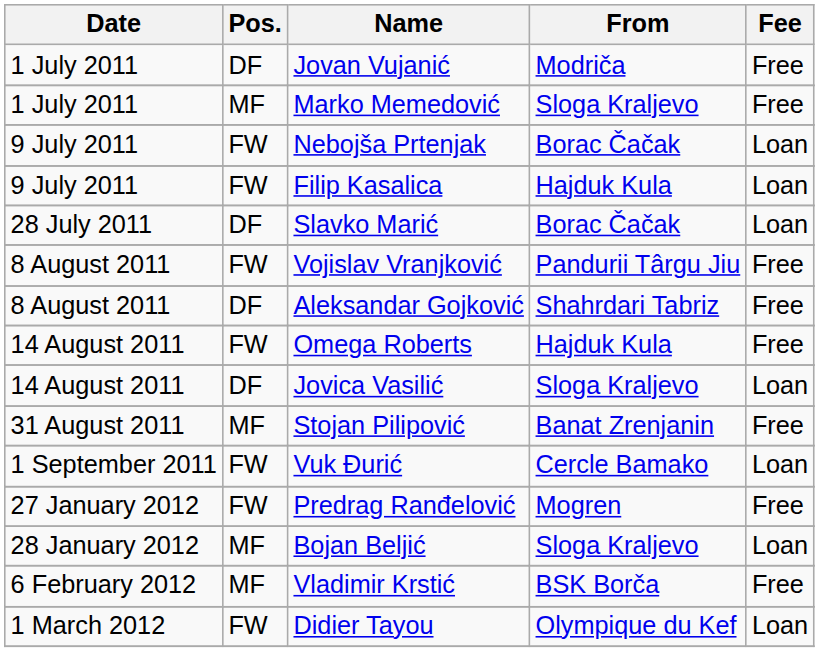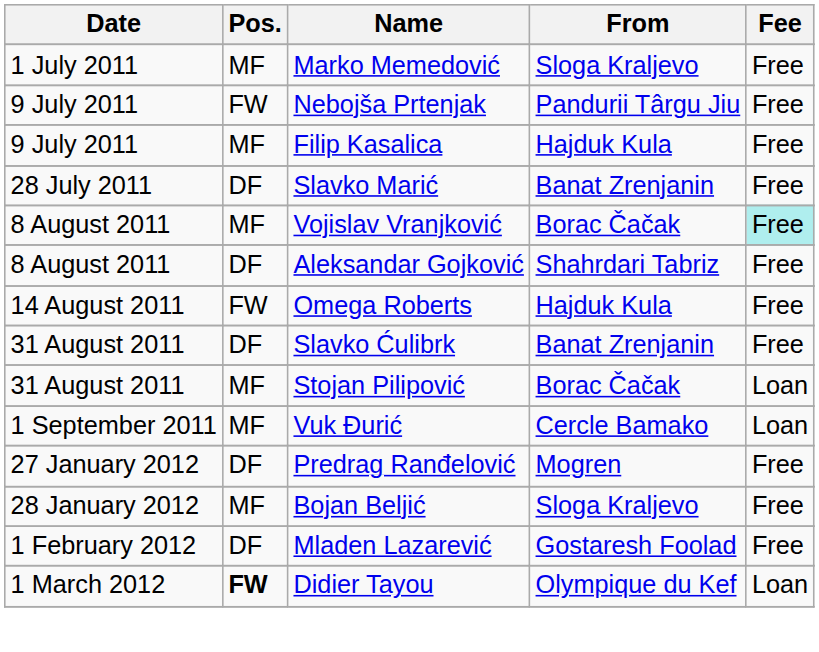- row: (372, 64)
(608, 144) Borac Čačak -> (638, 104) Pandurii Târgu Jiu
(780, 144) Loan -> (778, 104) Free
(248, 184) FW -> (247, 144) MF
(780, 184) Loan -> (778, 144) Free
(608, 225) Borac Čačak -> (625, 184) Banat Zrenjanin
(780, 225) Loan -> (778, 184) Free
(248, 265) FW -> (247, 225) MF
(638, 265) Pandurii Târgu Jiu -> (608, 225) Borac Čačak
(778, 265) no background -> (778, 225) paleturquoise background
- row: (368, 385)
+ row: (374, 345)
(625, 425) Banat Zrenjanin -> (608, 385) Borac Čačak
(778, 425) Free -> (780, 385) Loan
(248, 465) FW -> (247, 425) MF
(248, 505) FW -> (245, 465) DF
(780, 545) Loan -> (778, 505) Free
+ row: (393, 545)
- row: (374, 585)
(248, 625) normal -> (248, 585) bold
